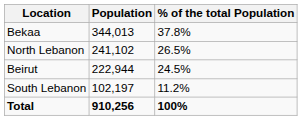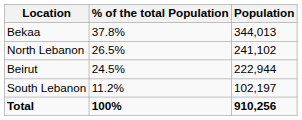columns swapped: (122, 13) <-> (226, 13)
